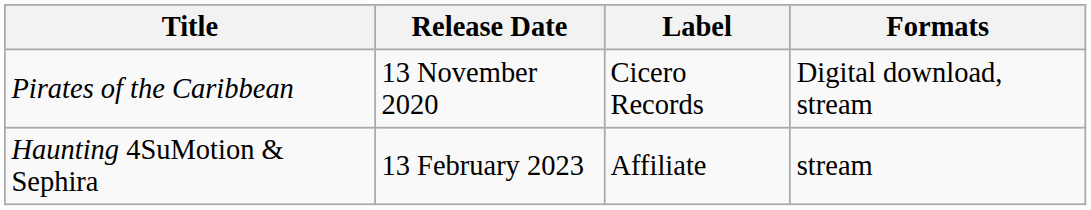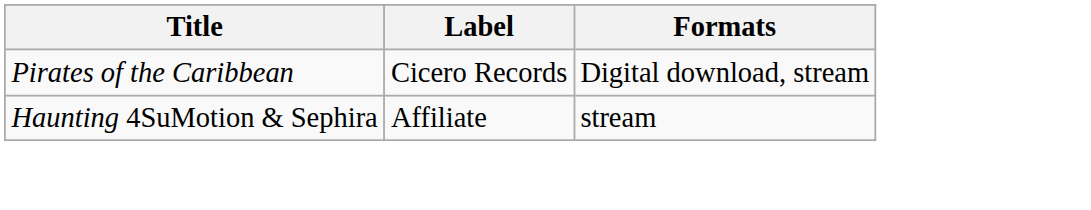- column: (489, 27)
